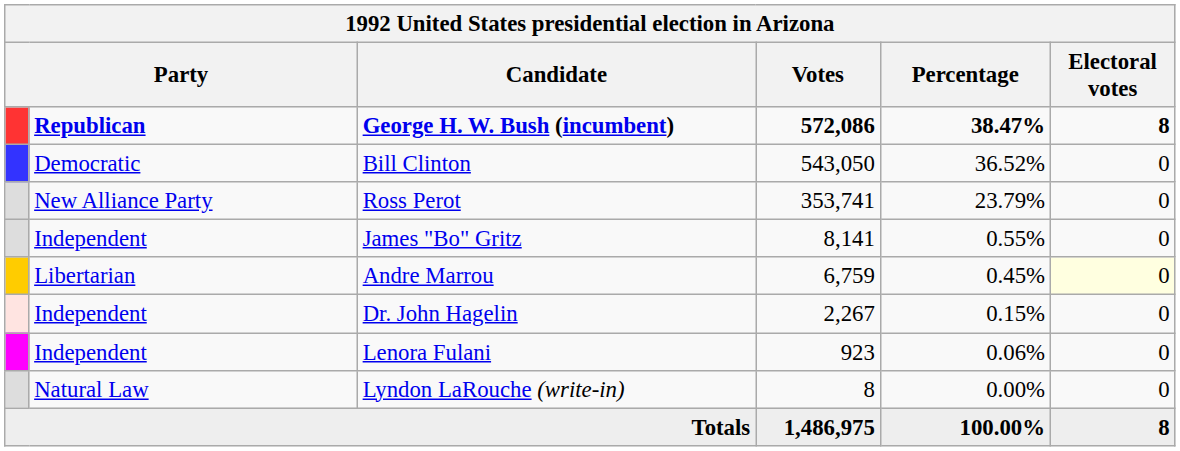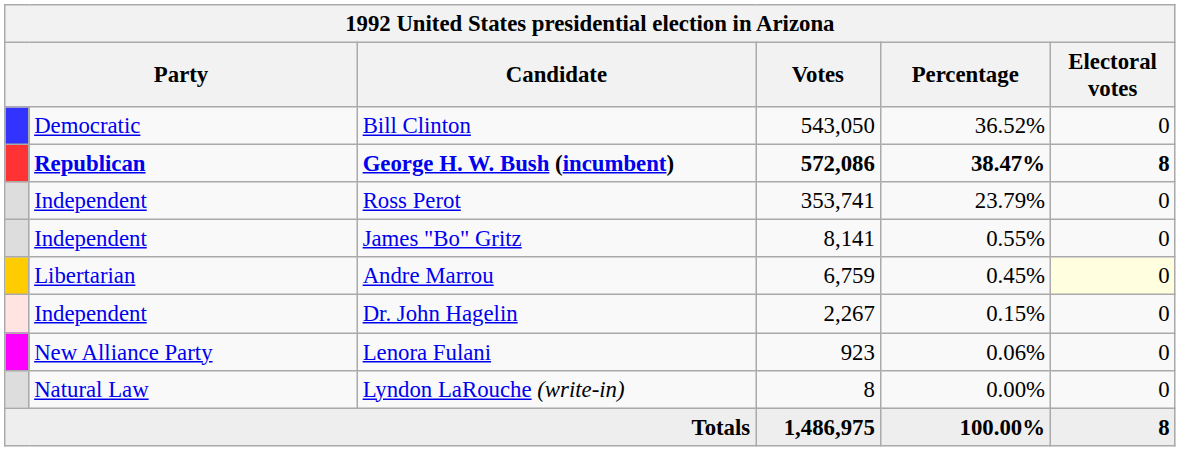rows swapped: (518, 125) <-> (417, 163)
(123, 200) New Alliance Party -> (90, 200) Independent
(90, 351) Independent -> (123, 351) New Alliance Party
